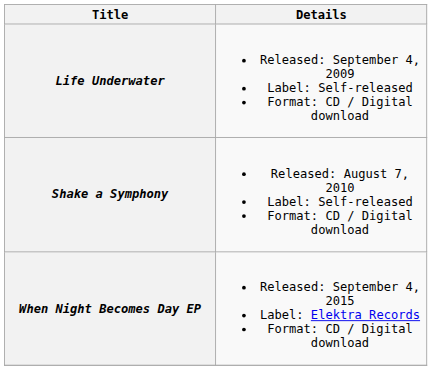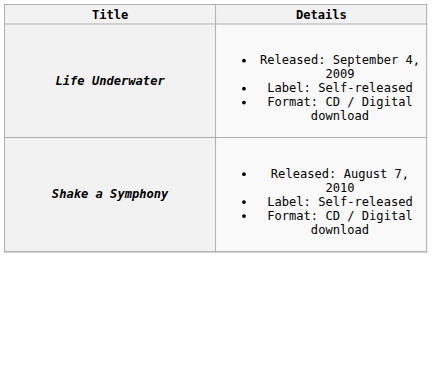- row: (110, 308)
